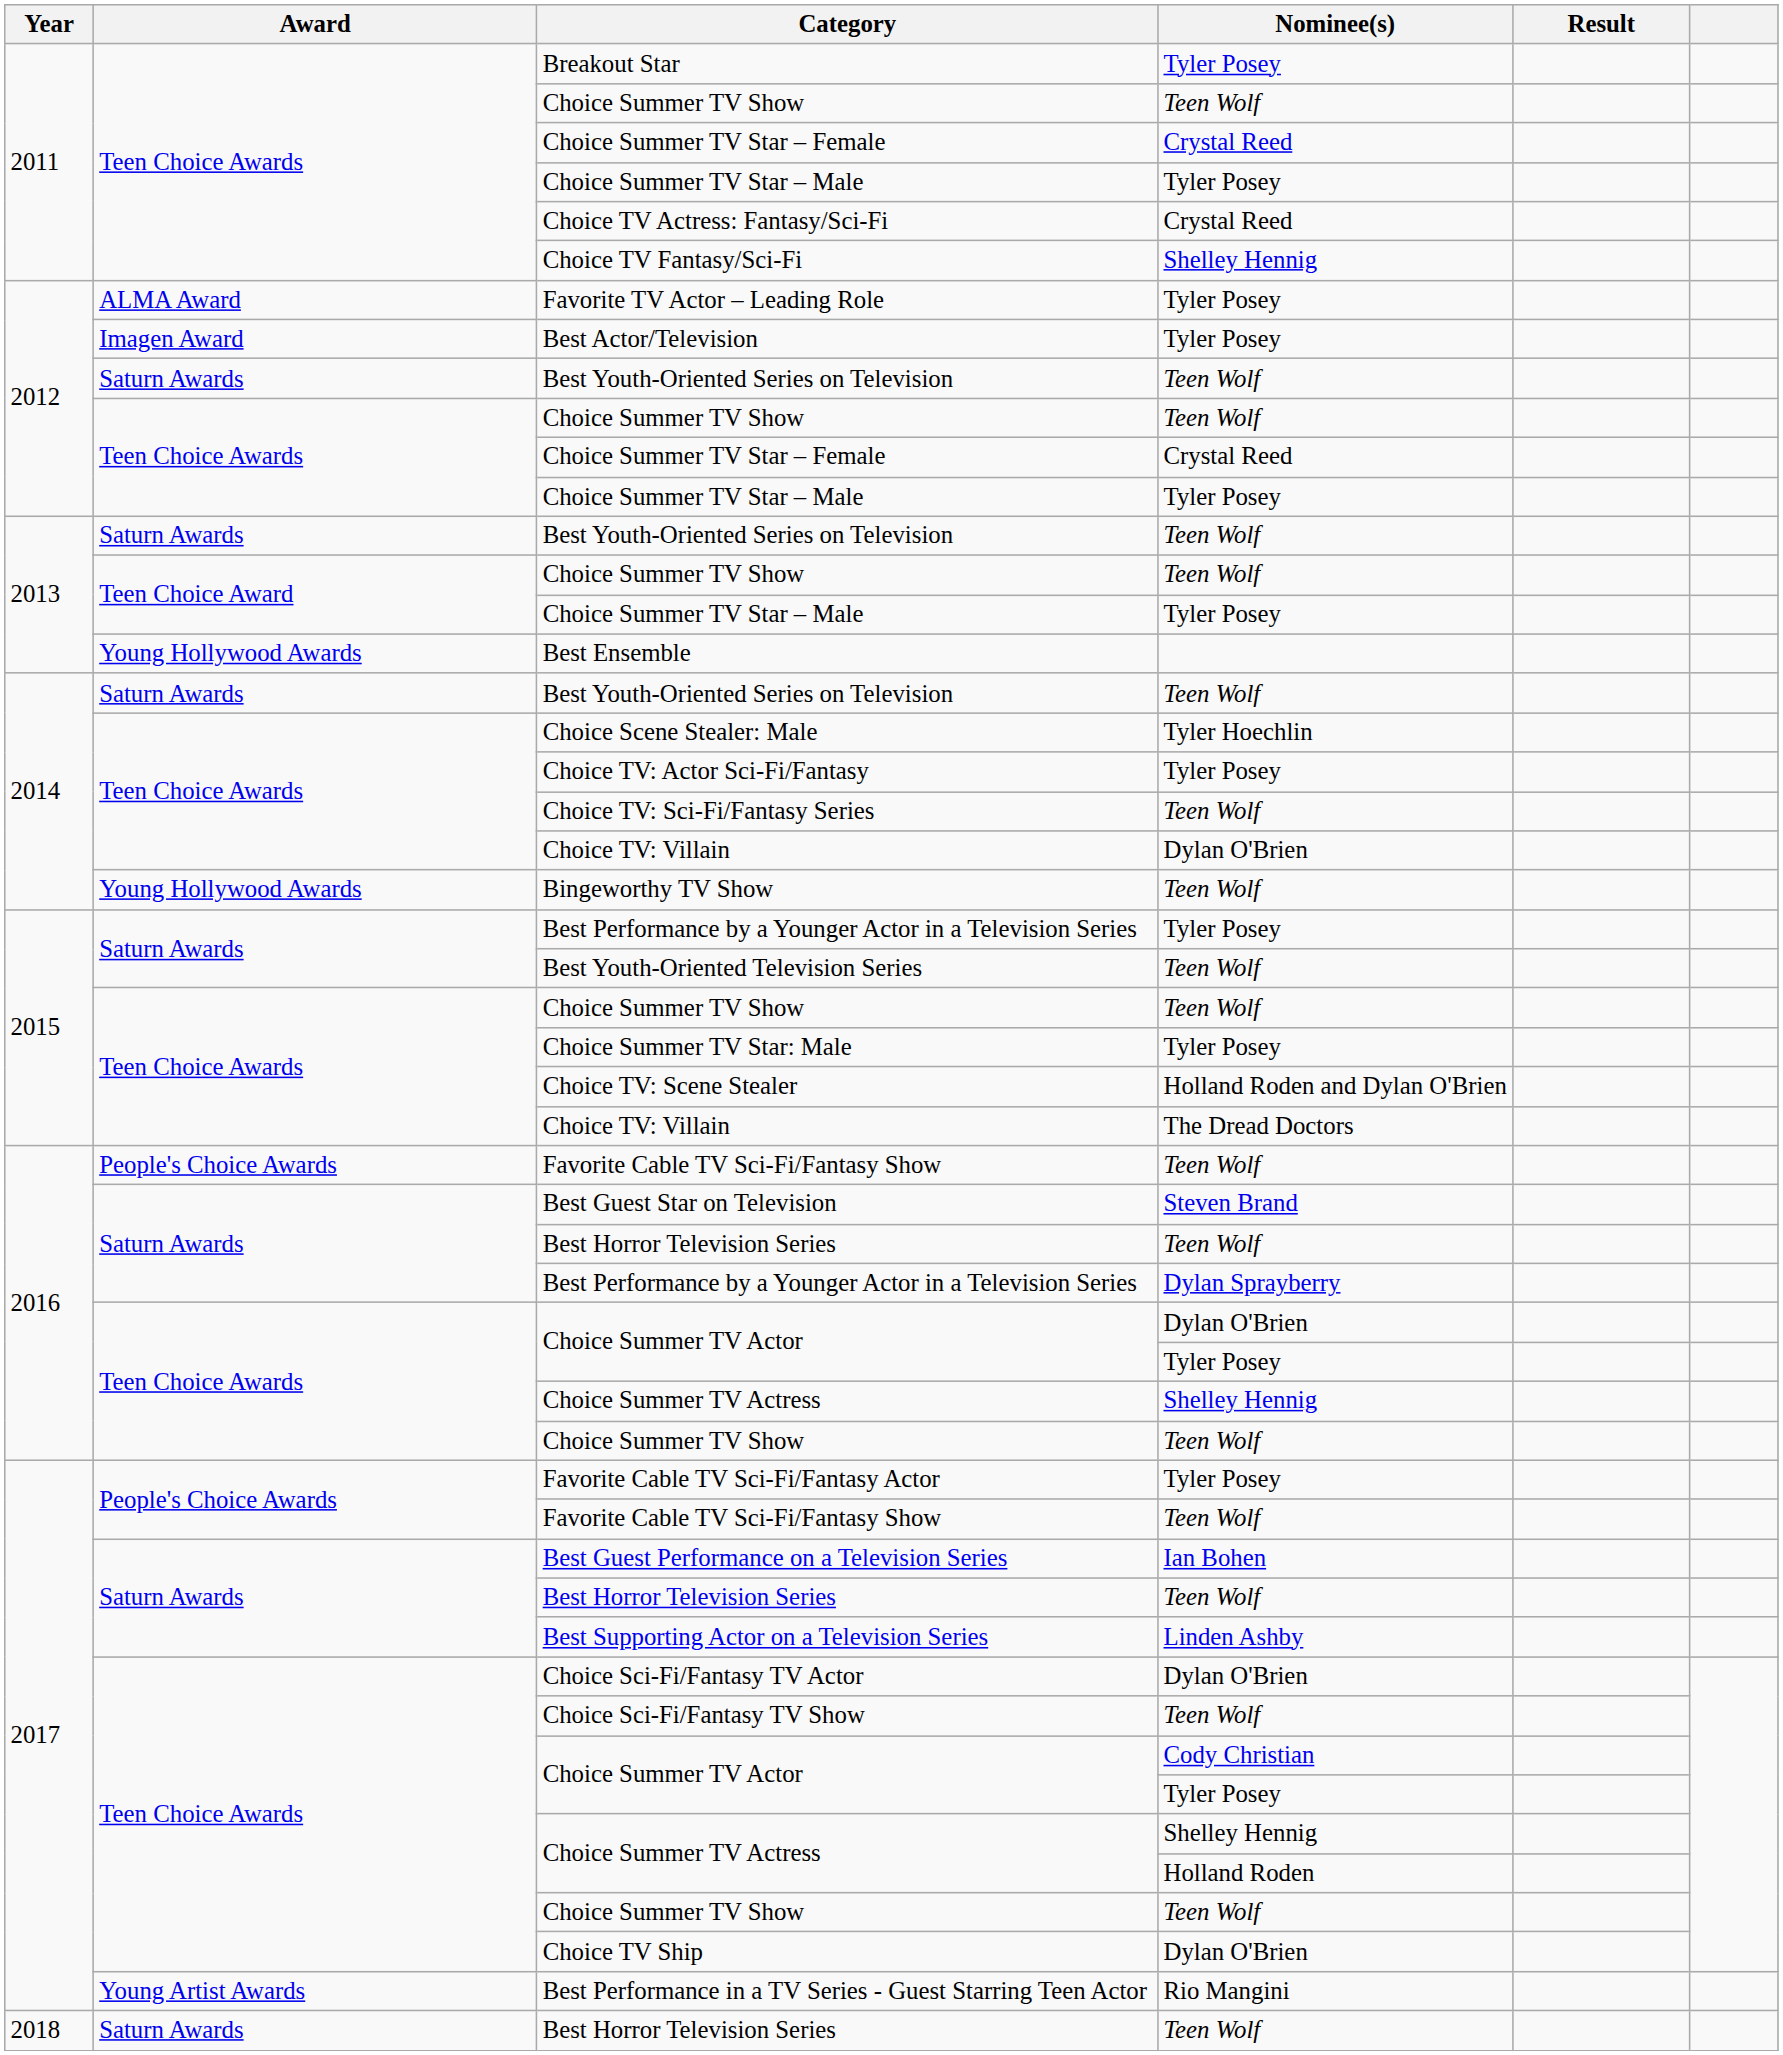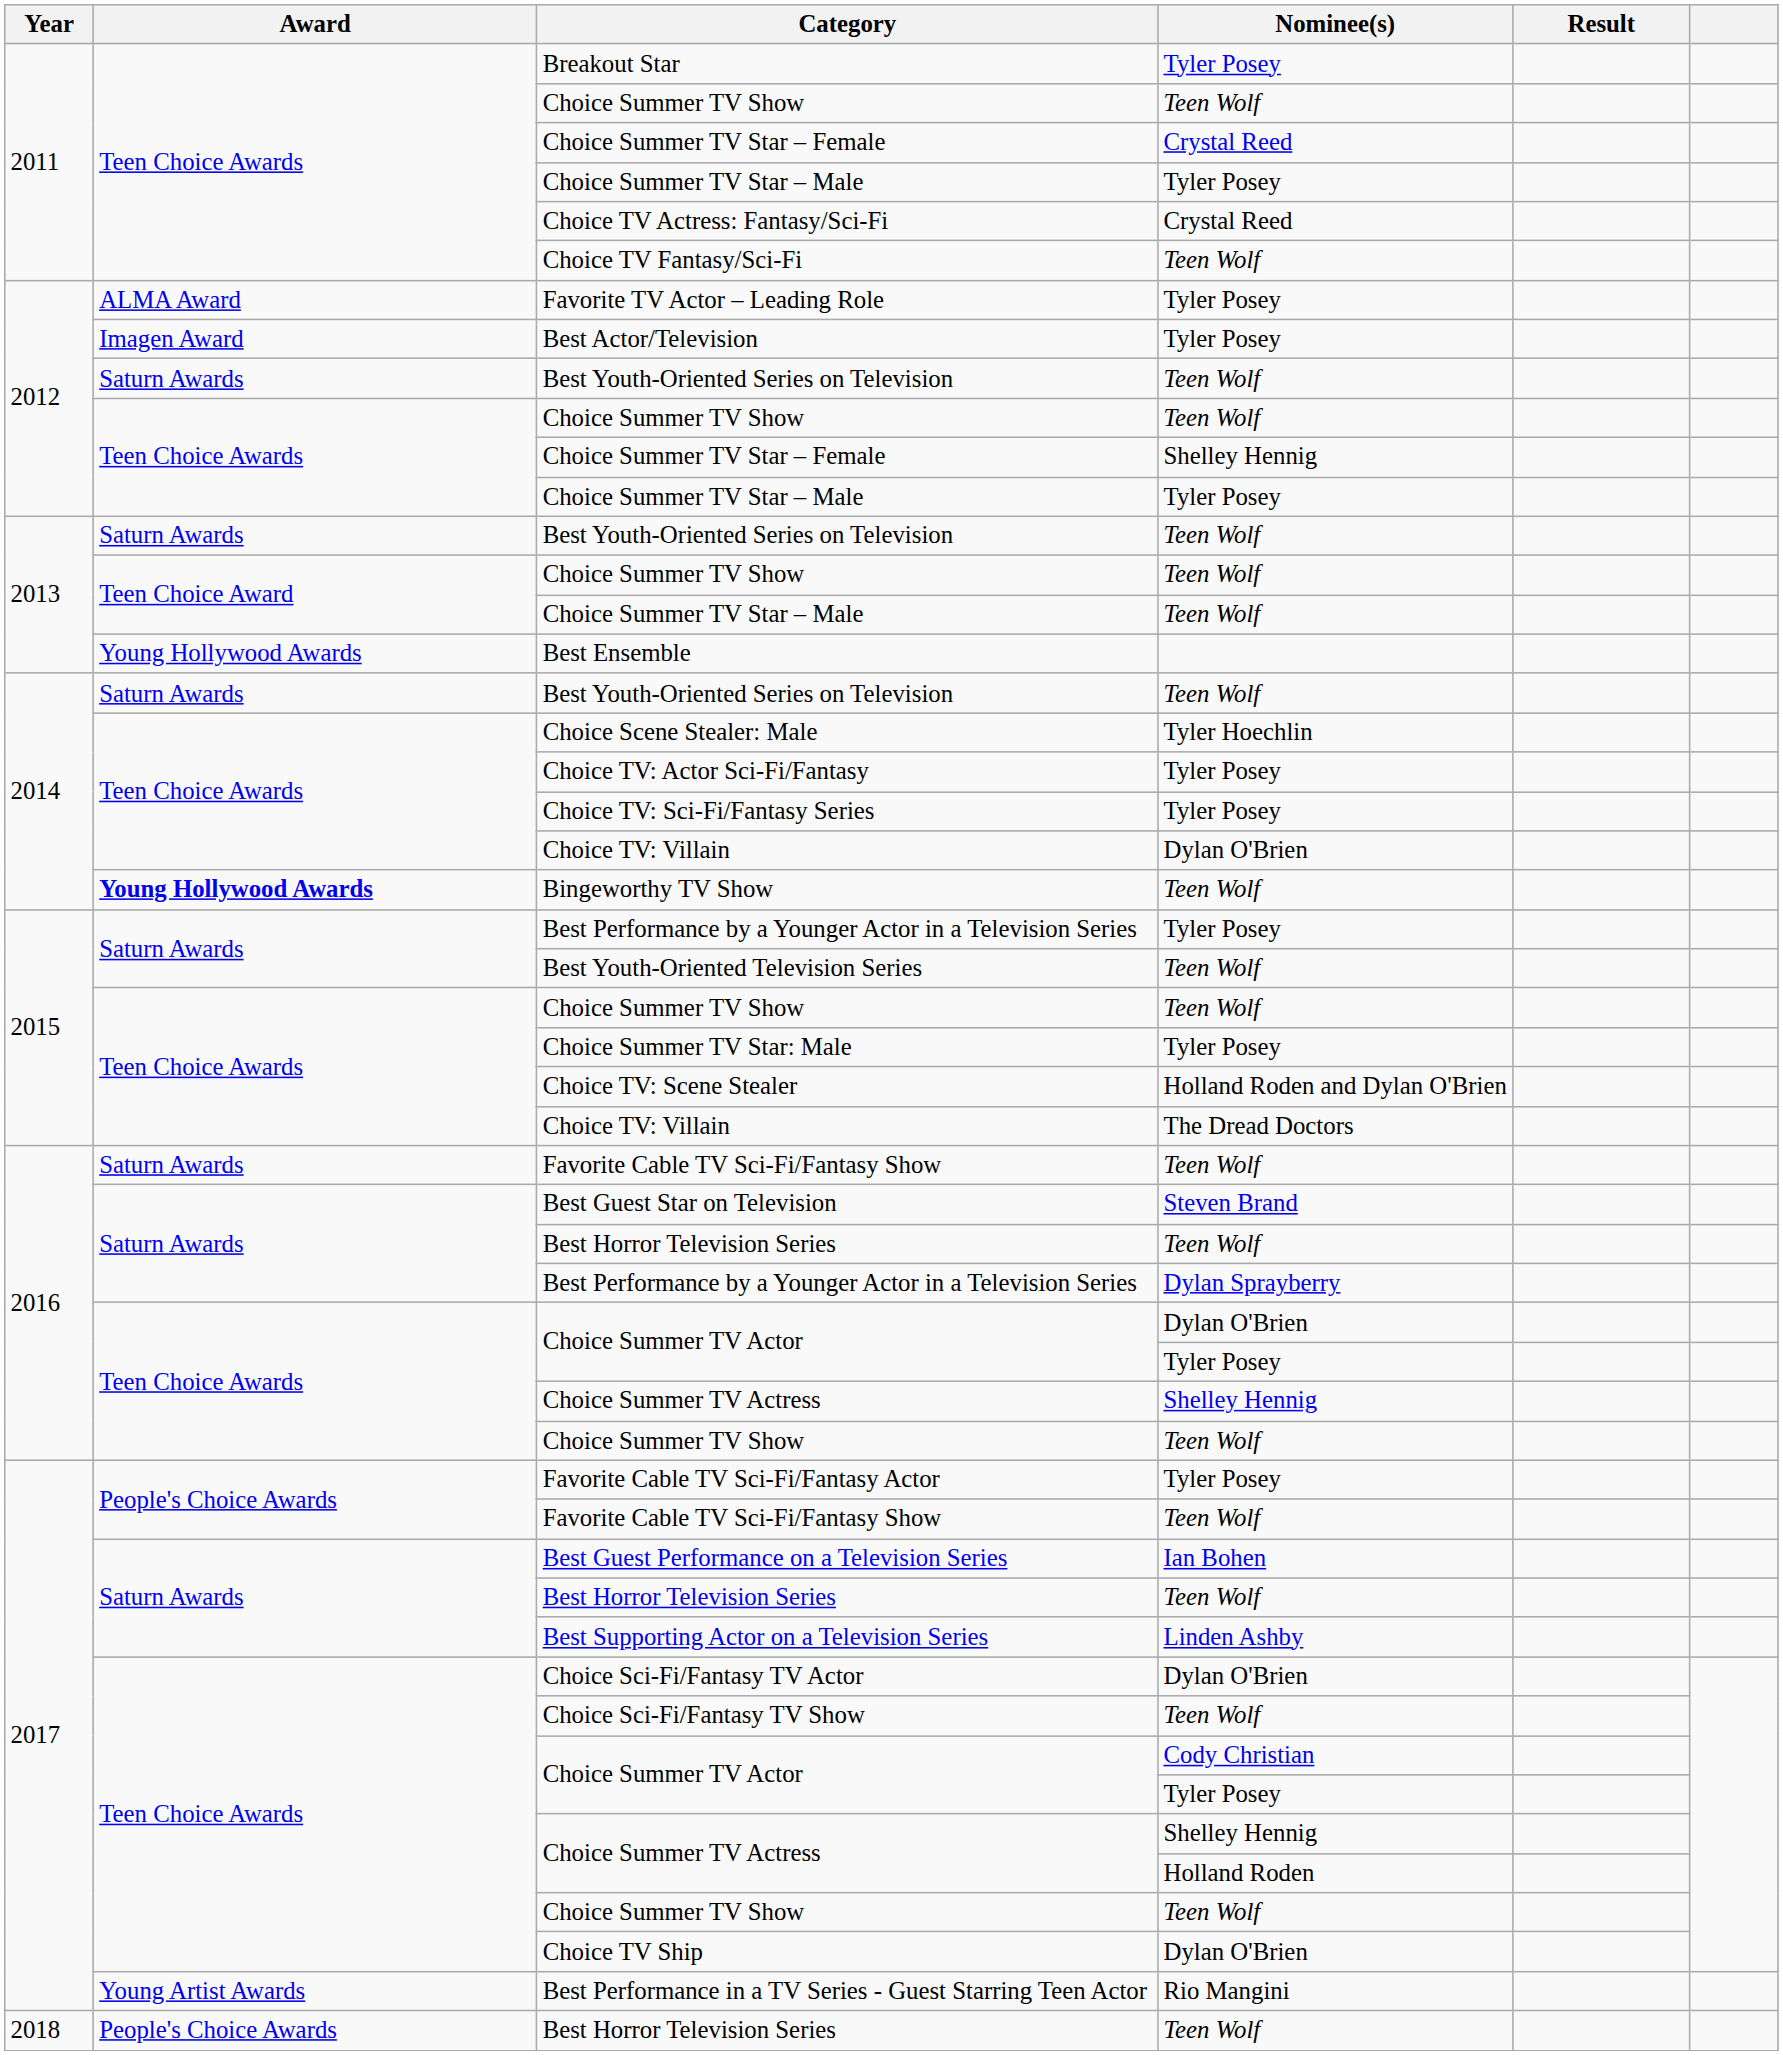(1240, 260) Shelley Hennig -> (1212, 260) Teen Wolf
(1228, 456) Crystal Reed -> (1240, 456) Shelley Hennig
(1222, 614) Tyler Posey -> (1212, 614) Teen Wolf
(1212, 810) Teen Wolf -> (1222, 810) Tyler Posey
(230, 889) normal -> (236, 889) bold
(218, 1164) People's Choice Awards -> (171, 1164) Saturn Awards
(171, 2030) Saturn Awards -> (218, 2030) People's Choice Awards
